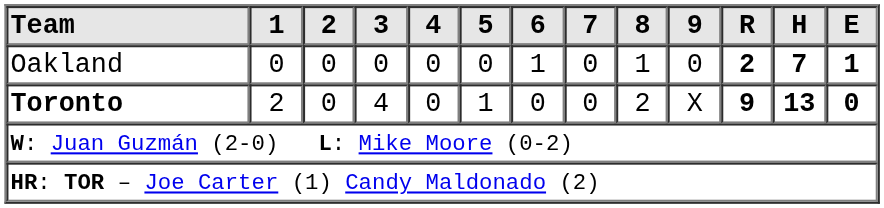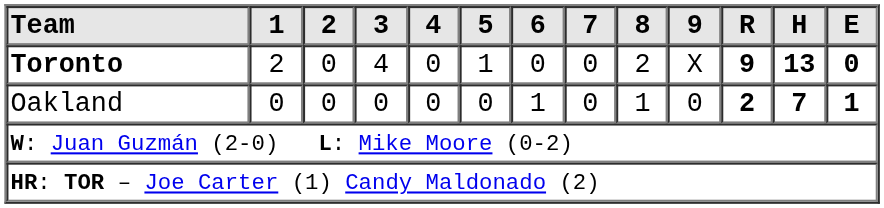rows swapped: (67, 65) <-> (67, 104)
